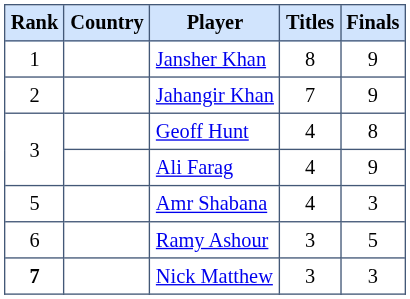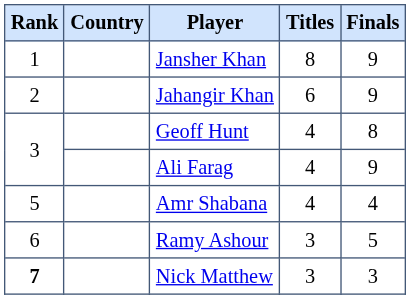(310, 94) 7 -> (310, 94) 6
(373, 203) 3 -> (373, 203) 4
